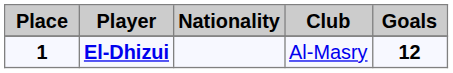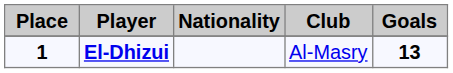(409, 52) 12 -> (409, 52) 13
